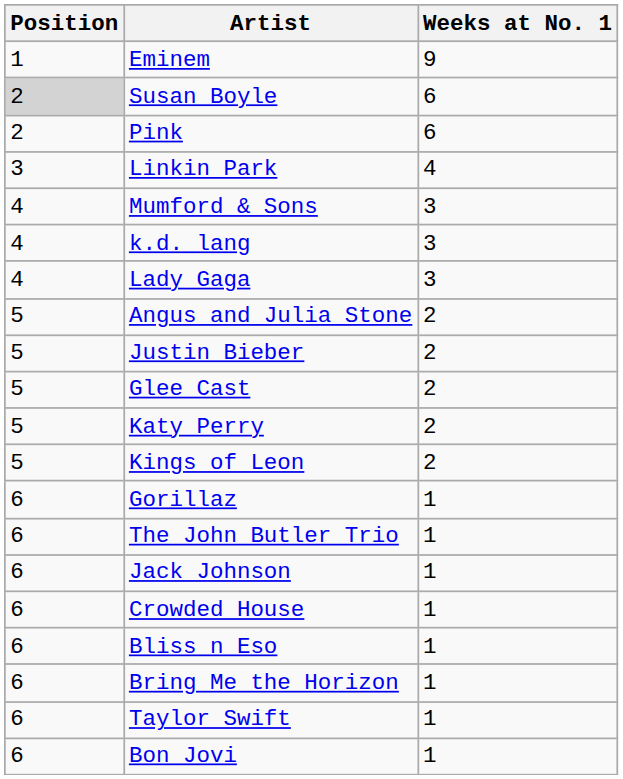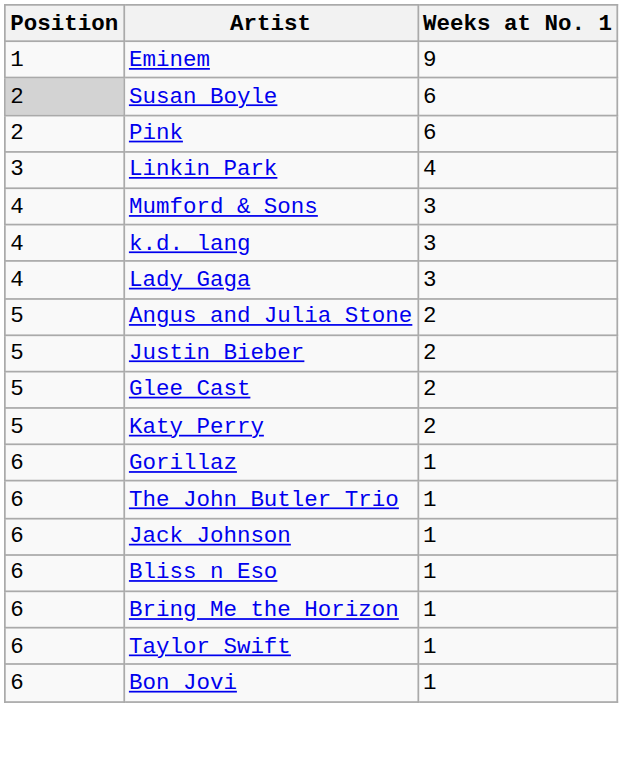- row: (217, 463)
- row: (217, 610)
